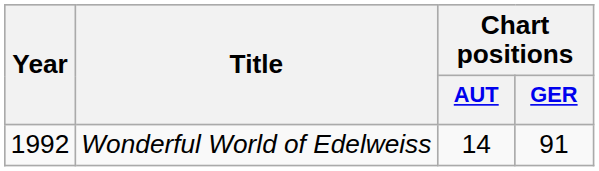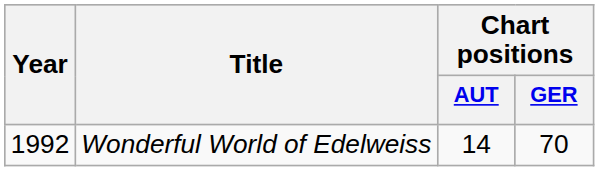(554, 145) 91 -> (554, 145) 70
